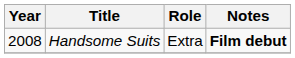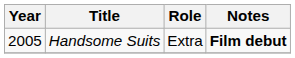(25, 40) 2008 -> (25, 40) 2005
